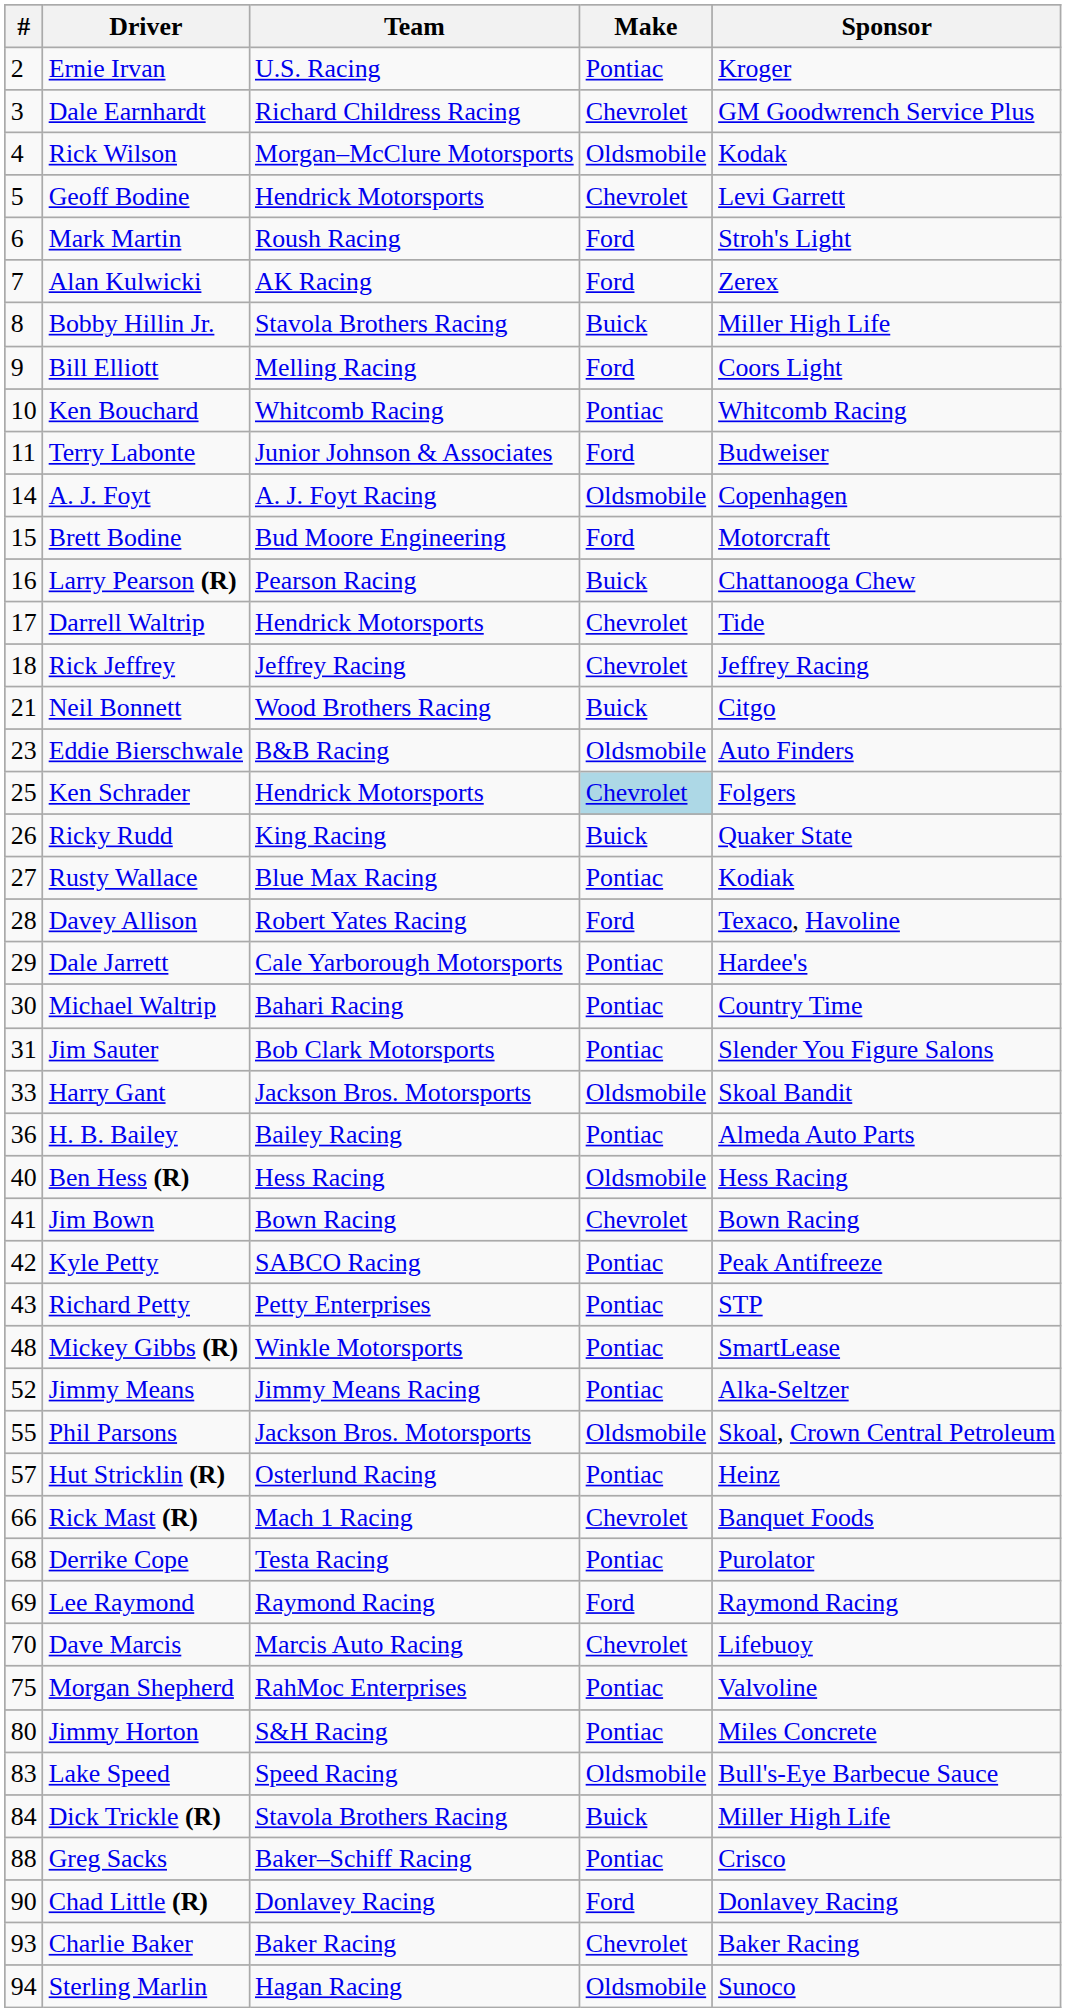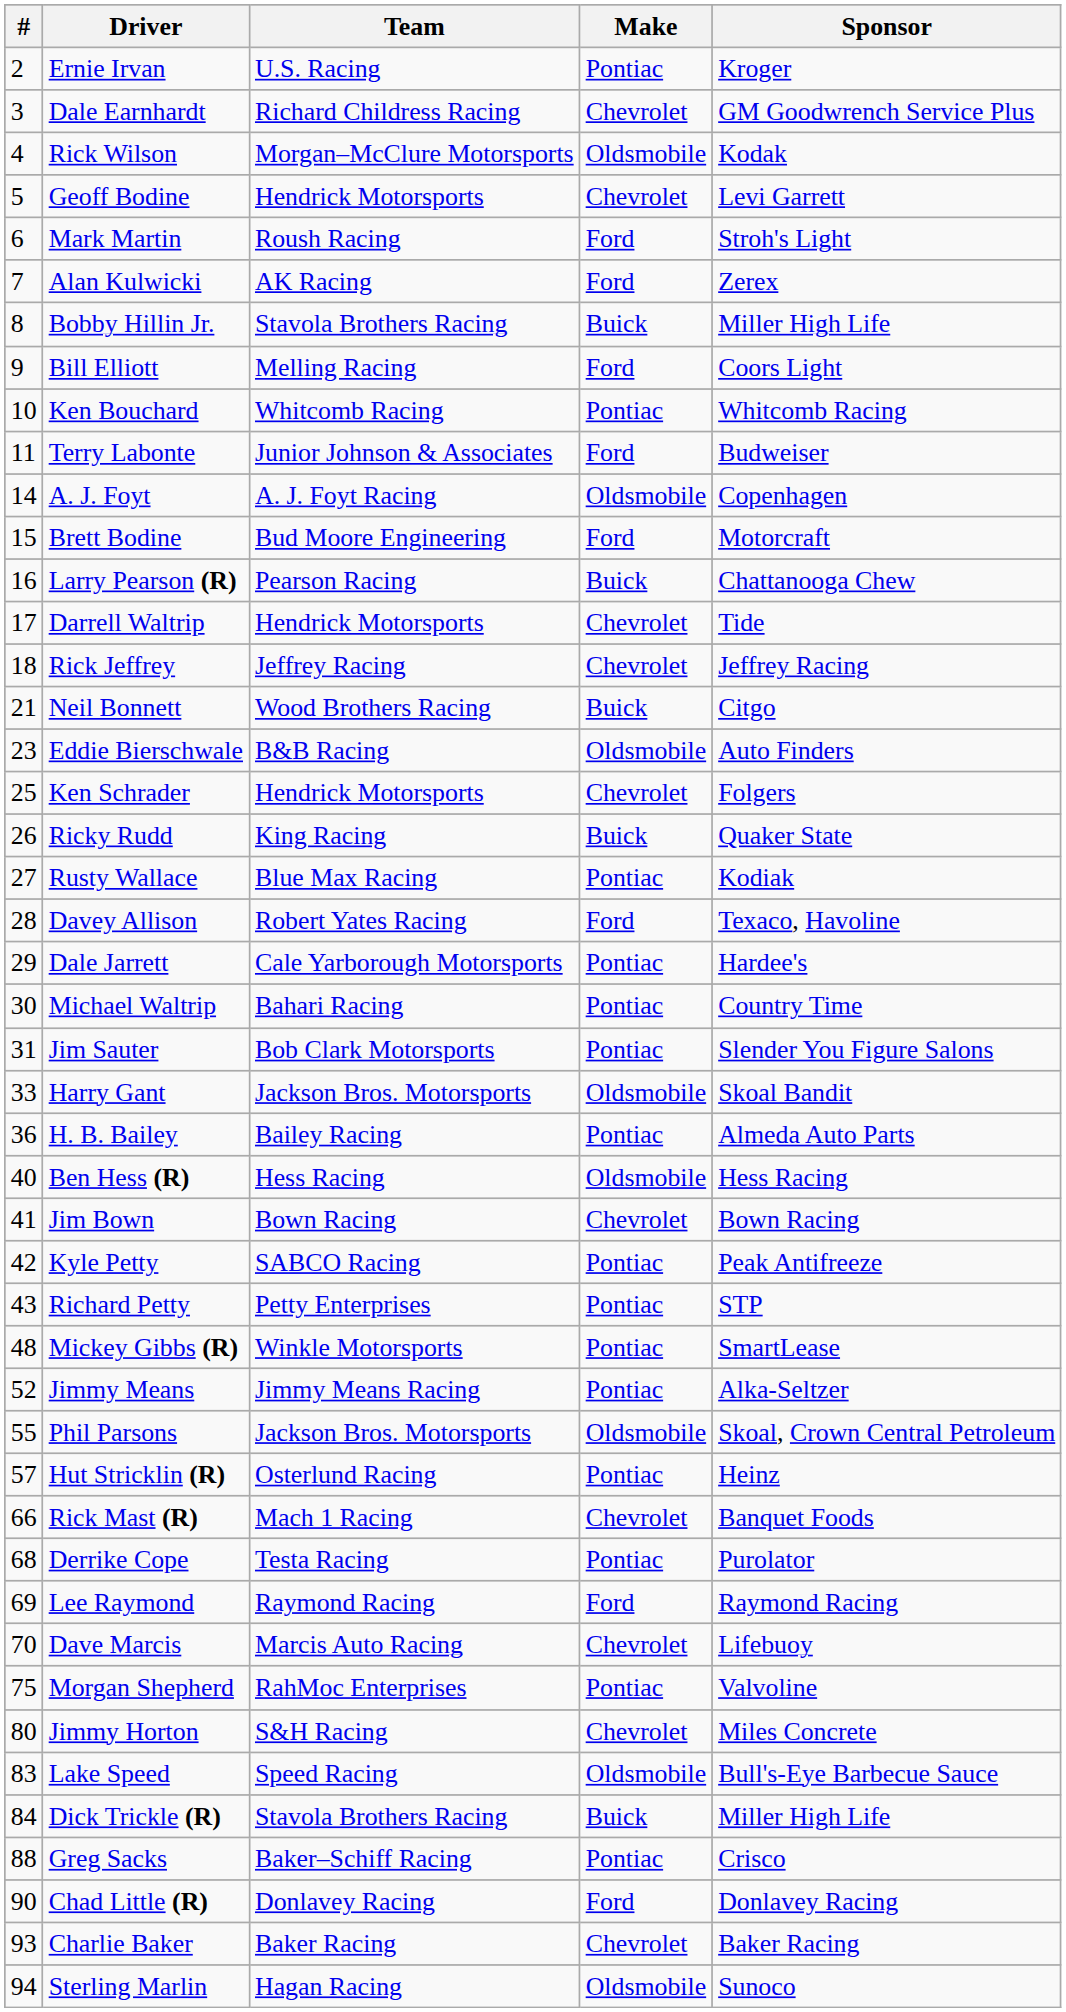(637, 792) lightblue background -> (637, 792) no background
(624, 1730) Pontiac -> (637, 1730) Chevrolet
